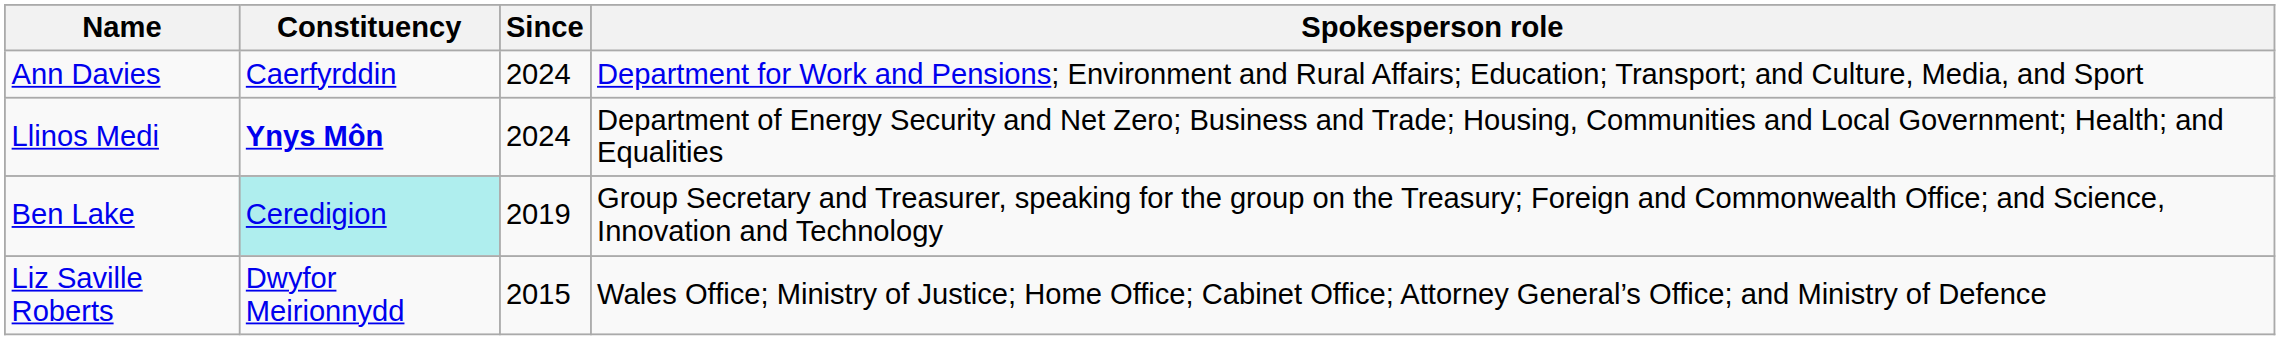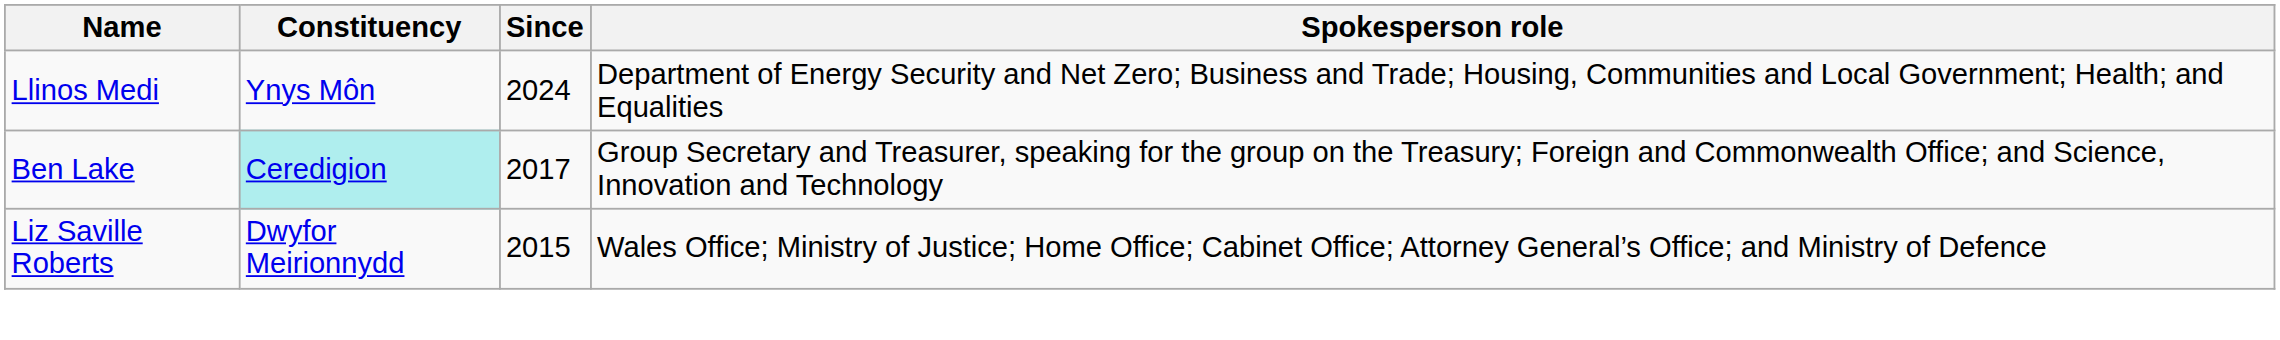- row: (86, 73)
(315, 136) bold -> (311, 90) normal
(538, 215) 2019 -> (538, 169) 2017
